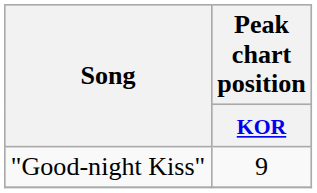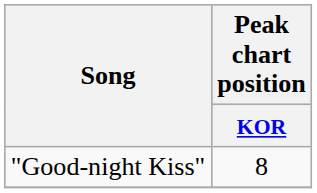(262, 166) 9 -> (262, 166) 8
